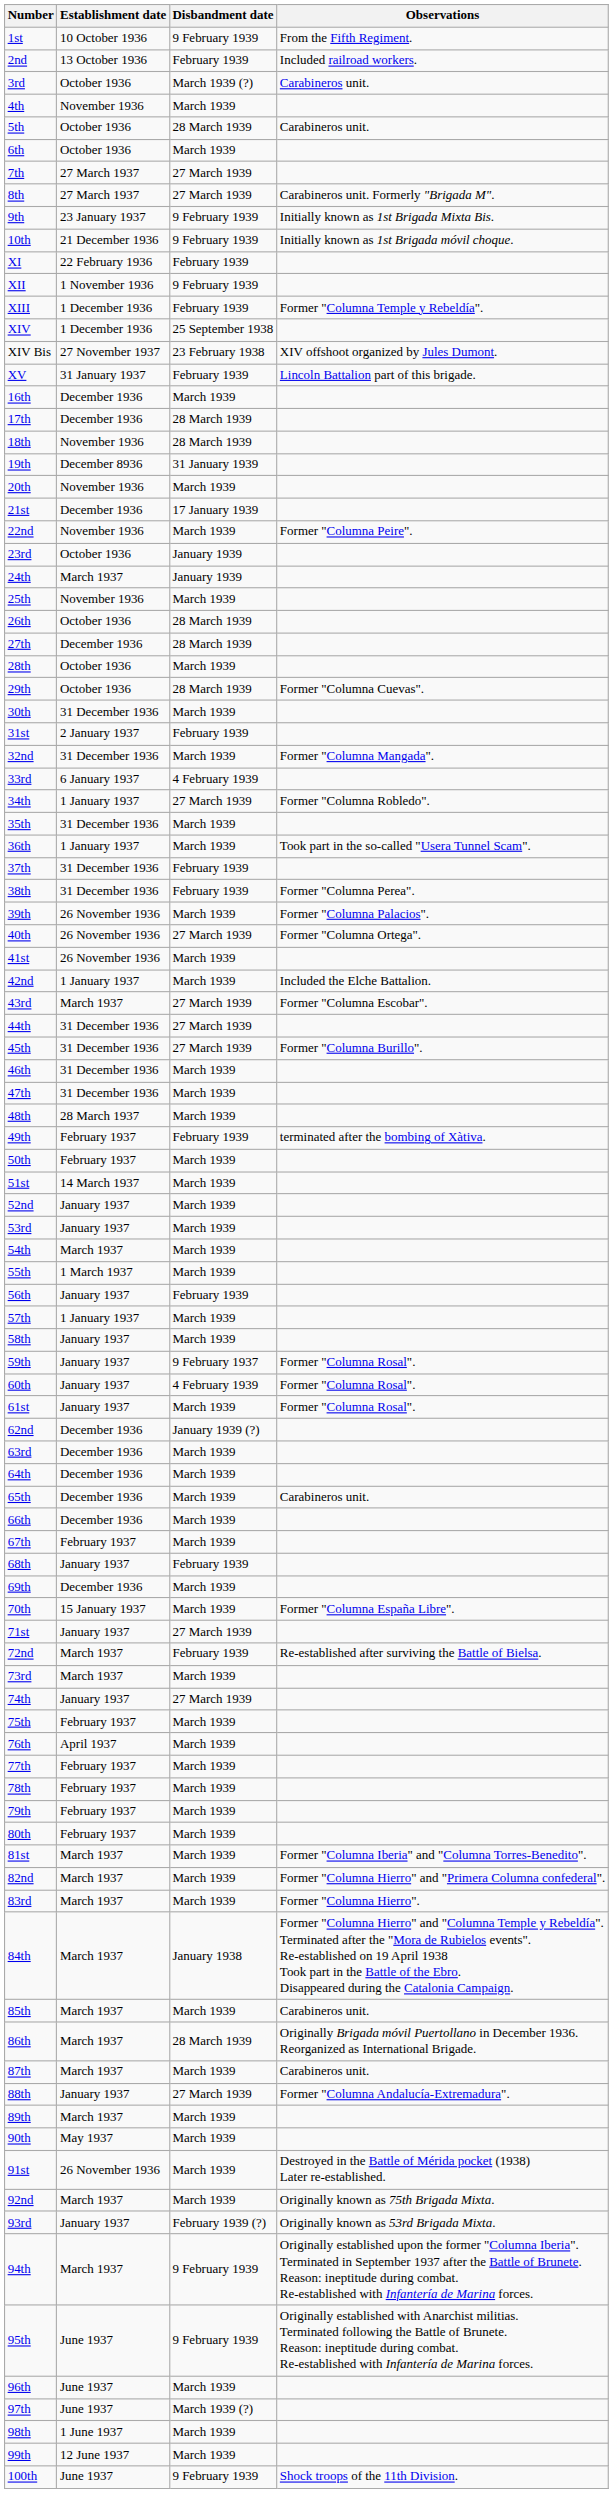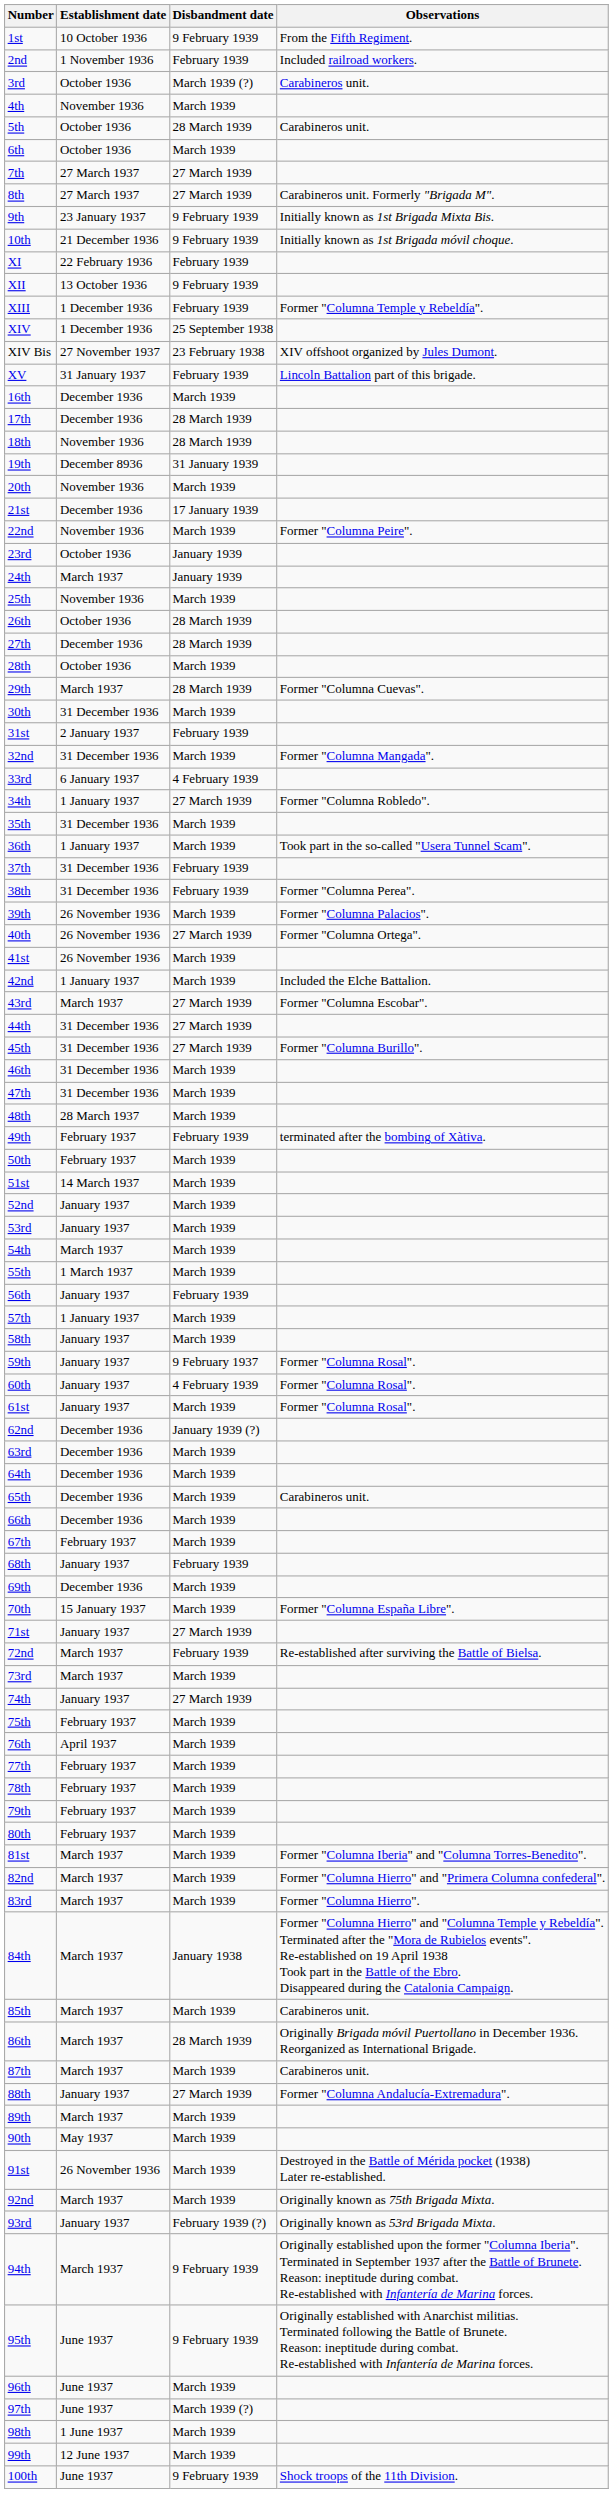(104, 60) 13 October 1936 -> (107, 60) 1 November 1936
(107, 285) 1 November 1936 -> (104, 285) 13 October 1936
(95, 689) October 1936 -> (91, 689) March 1937
